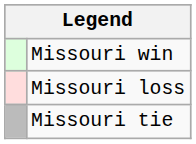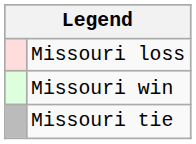rows swapped: (102, 54) <-> (108, 88)
